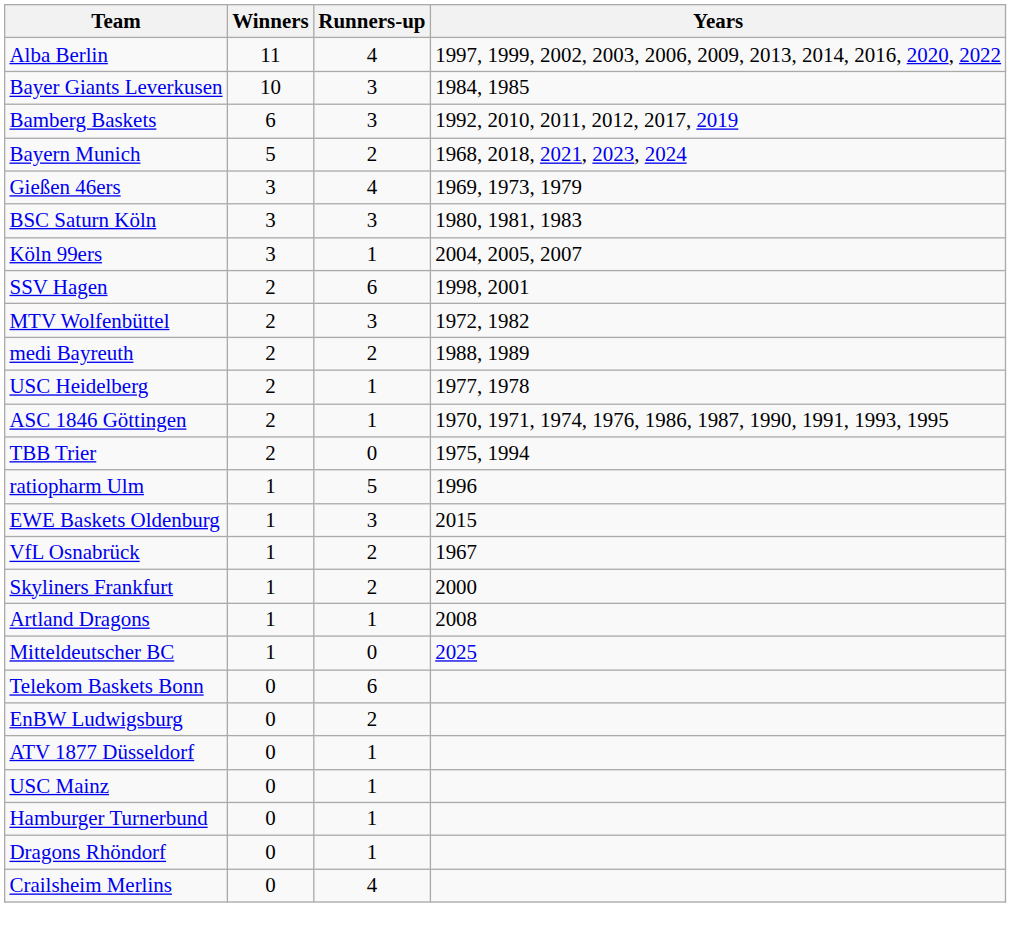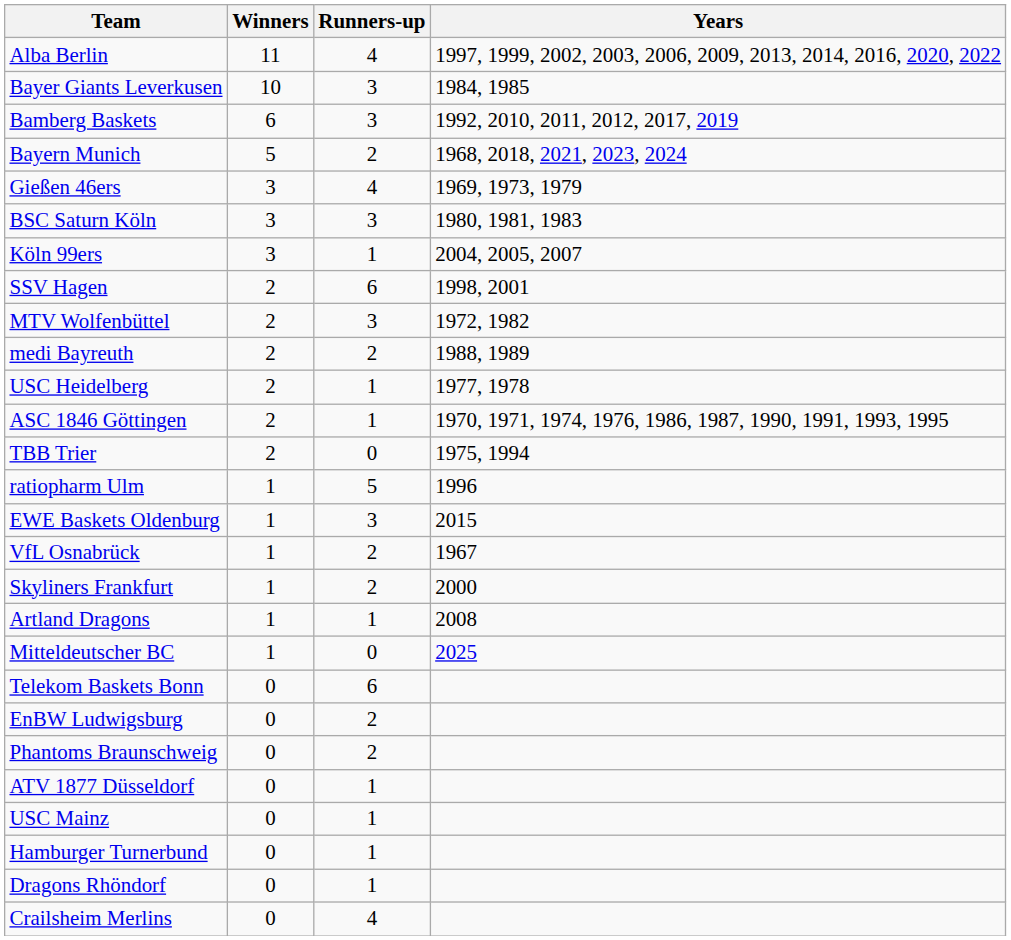+ row: (113, 752)
